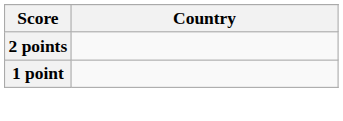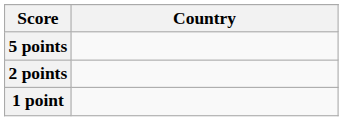+ row: (38, 45)
